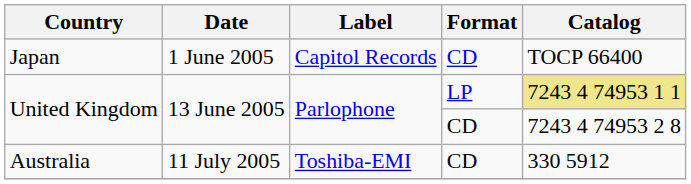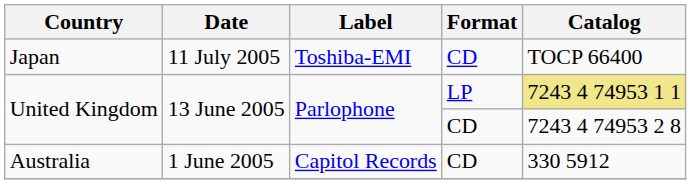(221, 56) 1 June 2005 -> (224, 56) 11 July 2005
(366, 56) Capitol Records -> (353, 56) Toshiba-EMI
(224, 160) 11 July 2005 -> (221, 160) 1 June 2005
(353, 160) Toshiba-EMI -> (366, 160) Capitol Records
